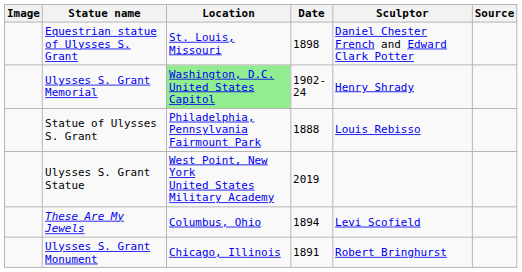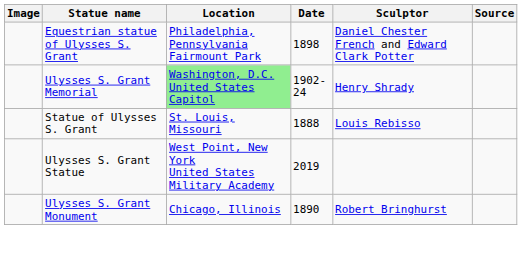(202, 44) St. Louis, Missouri -> (215, 44) Philadelphia, Pennsylvania Fairmount Park
(215, 130) Philadelphia, Pennsylvania Fairmount Park -> (202, 123) St. Louis, Missouri
- row: (85, 222)
(306, 252) 1891 -> (306, 209) 1890
